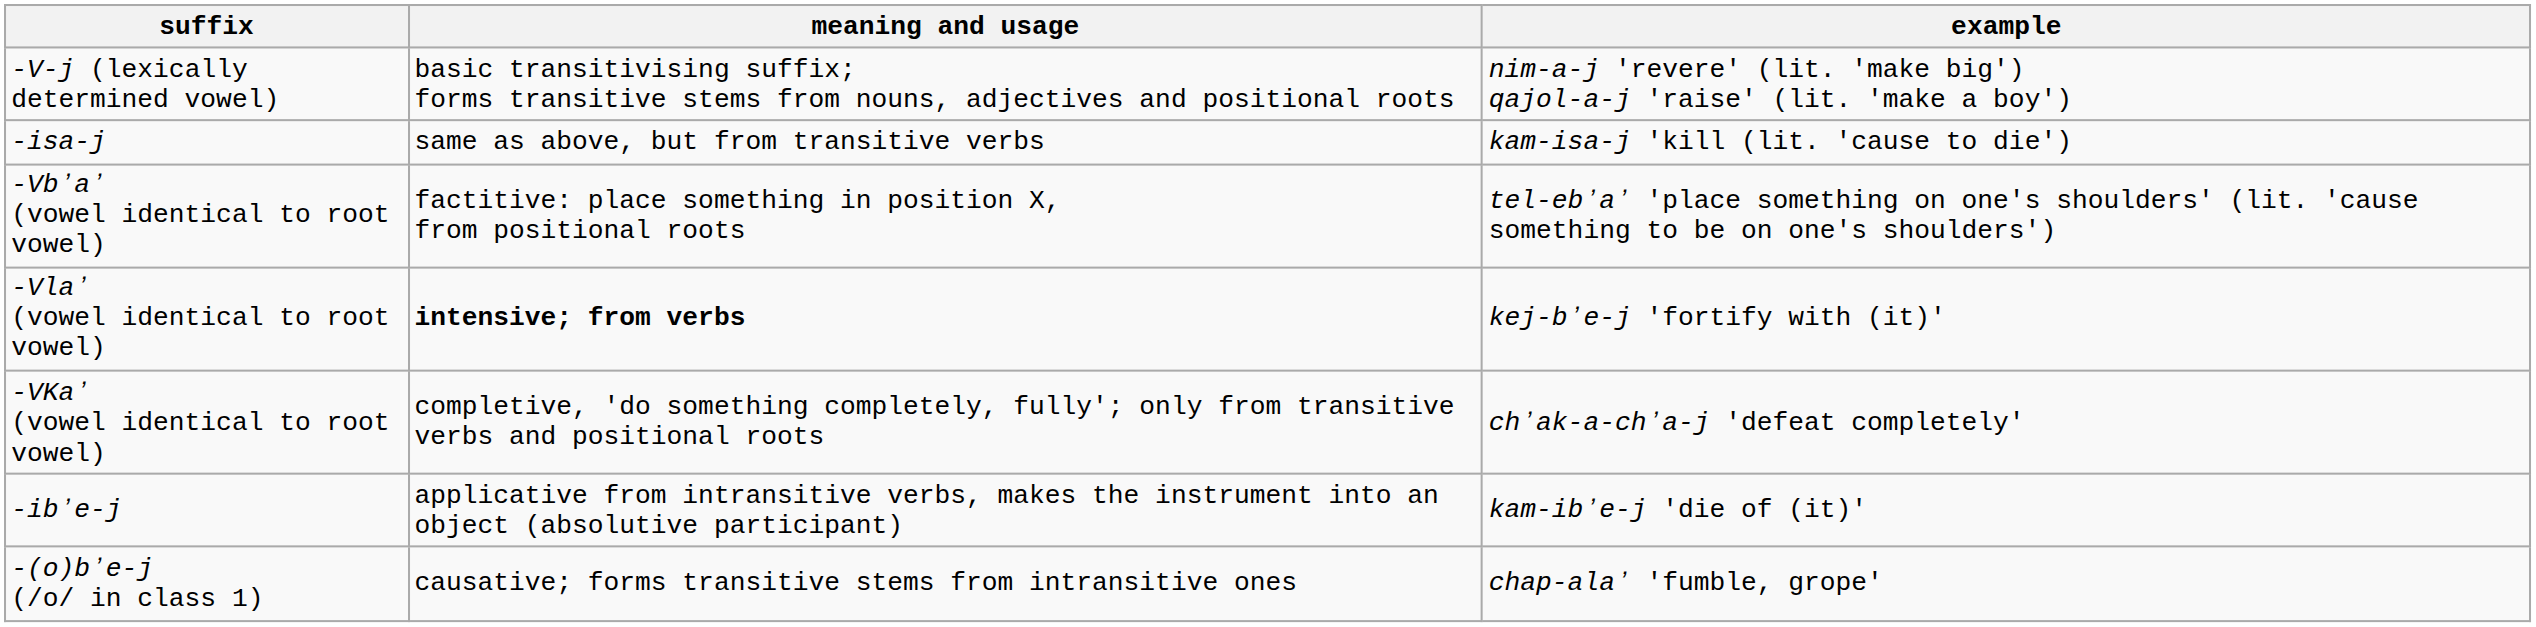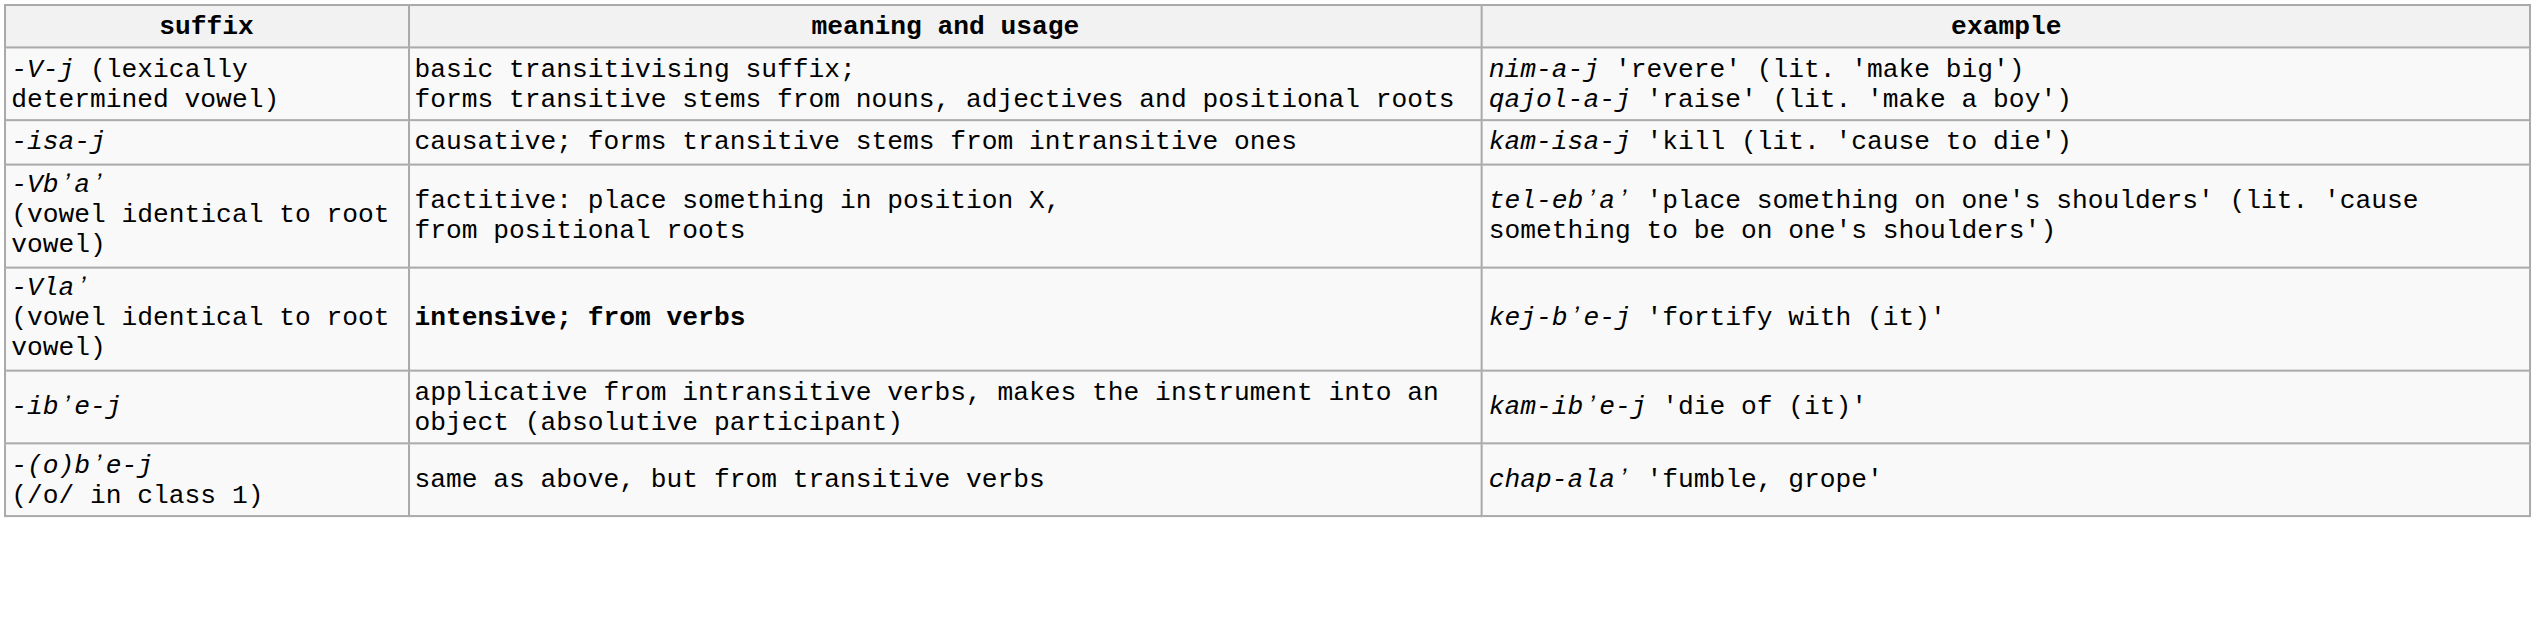(730, 142) same as above, but from transitive verbs -> (856, 142) causative; forms transitive stems from intransitive ones
- row: (200, 422)
(856, 584) causative; forms transitive stems from intransitive ones -> (730, 480) same as above, but from transitive verbs
